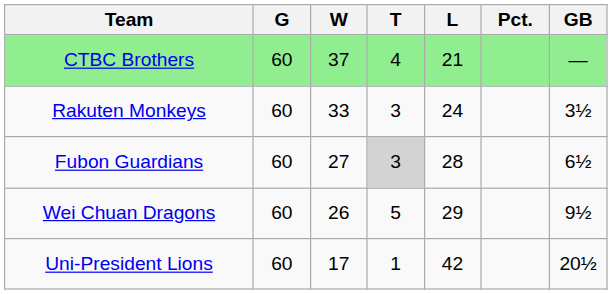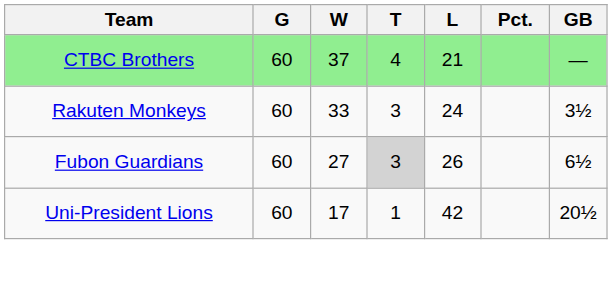(452, 162) 28 -> (452, 162) 26
- row: (129, 212)
